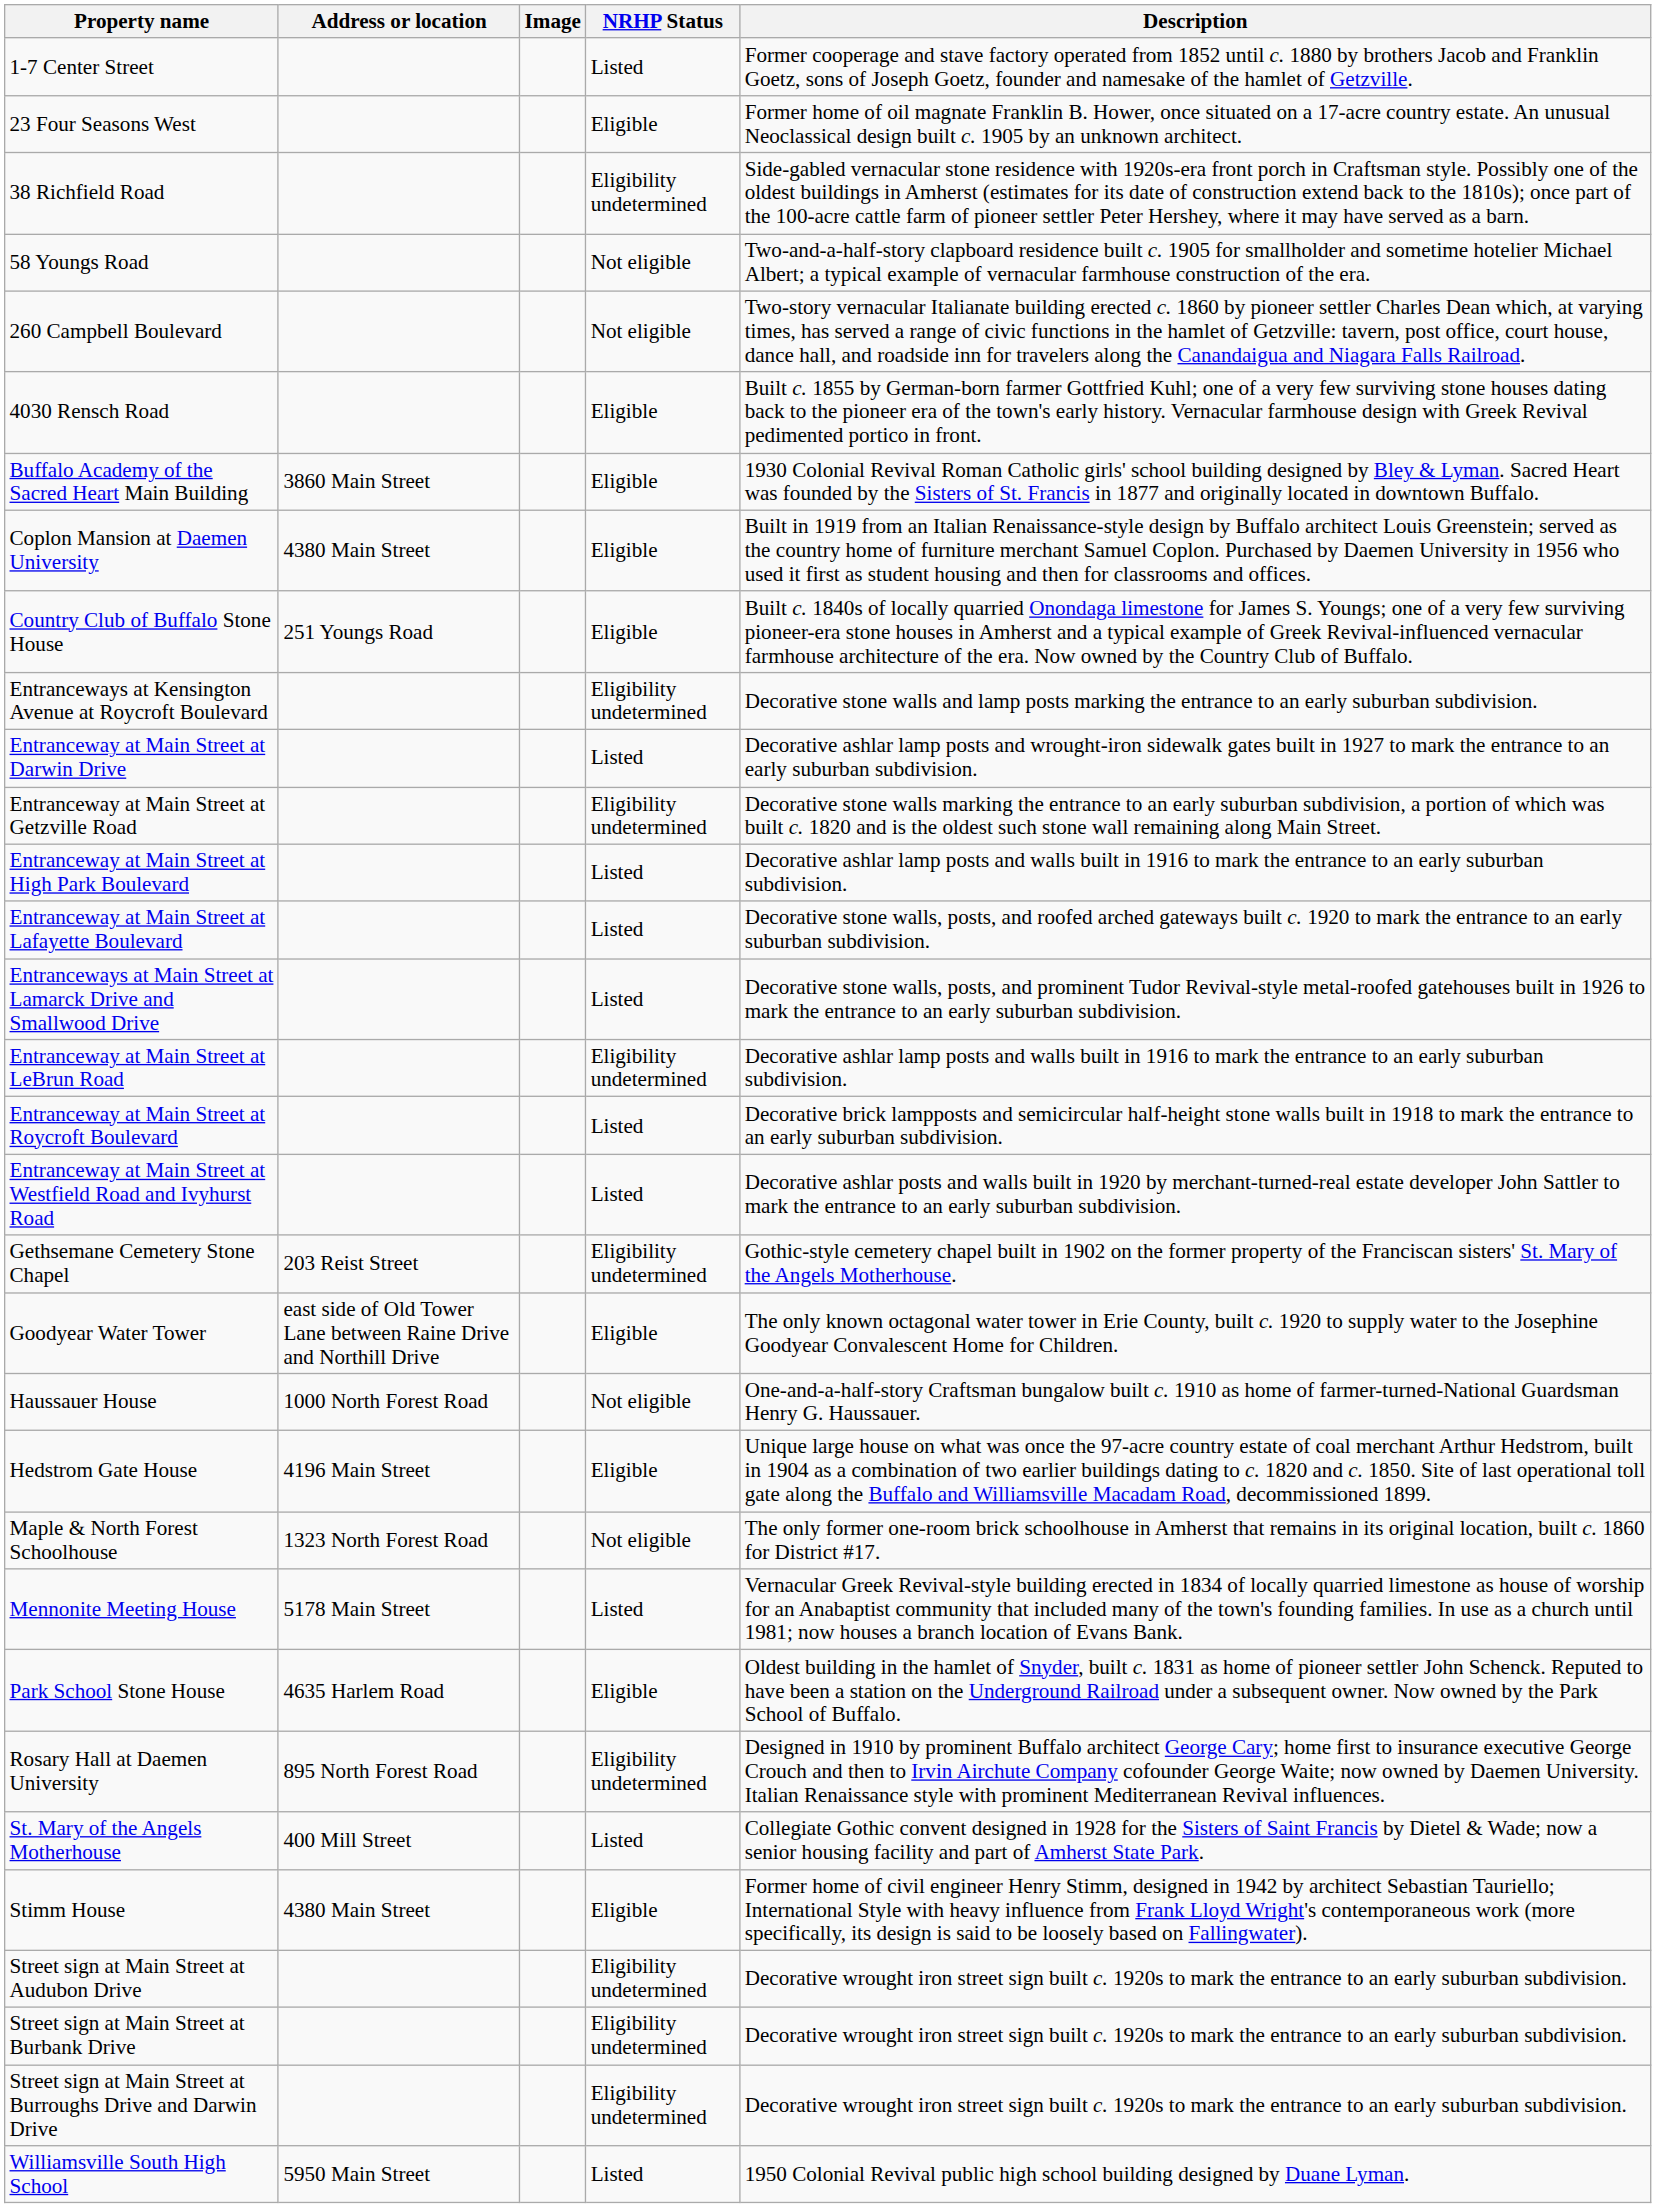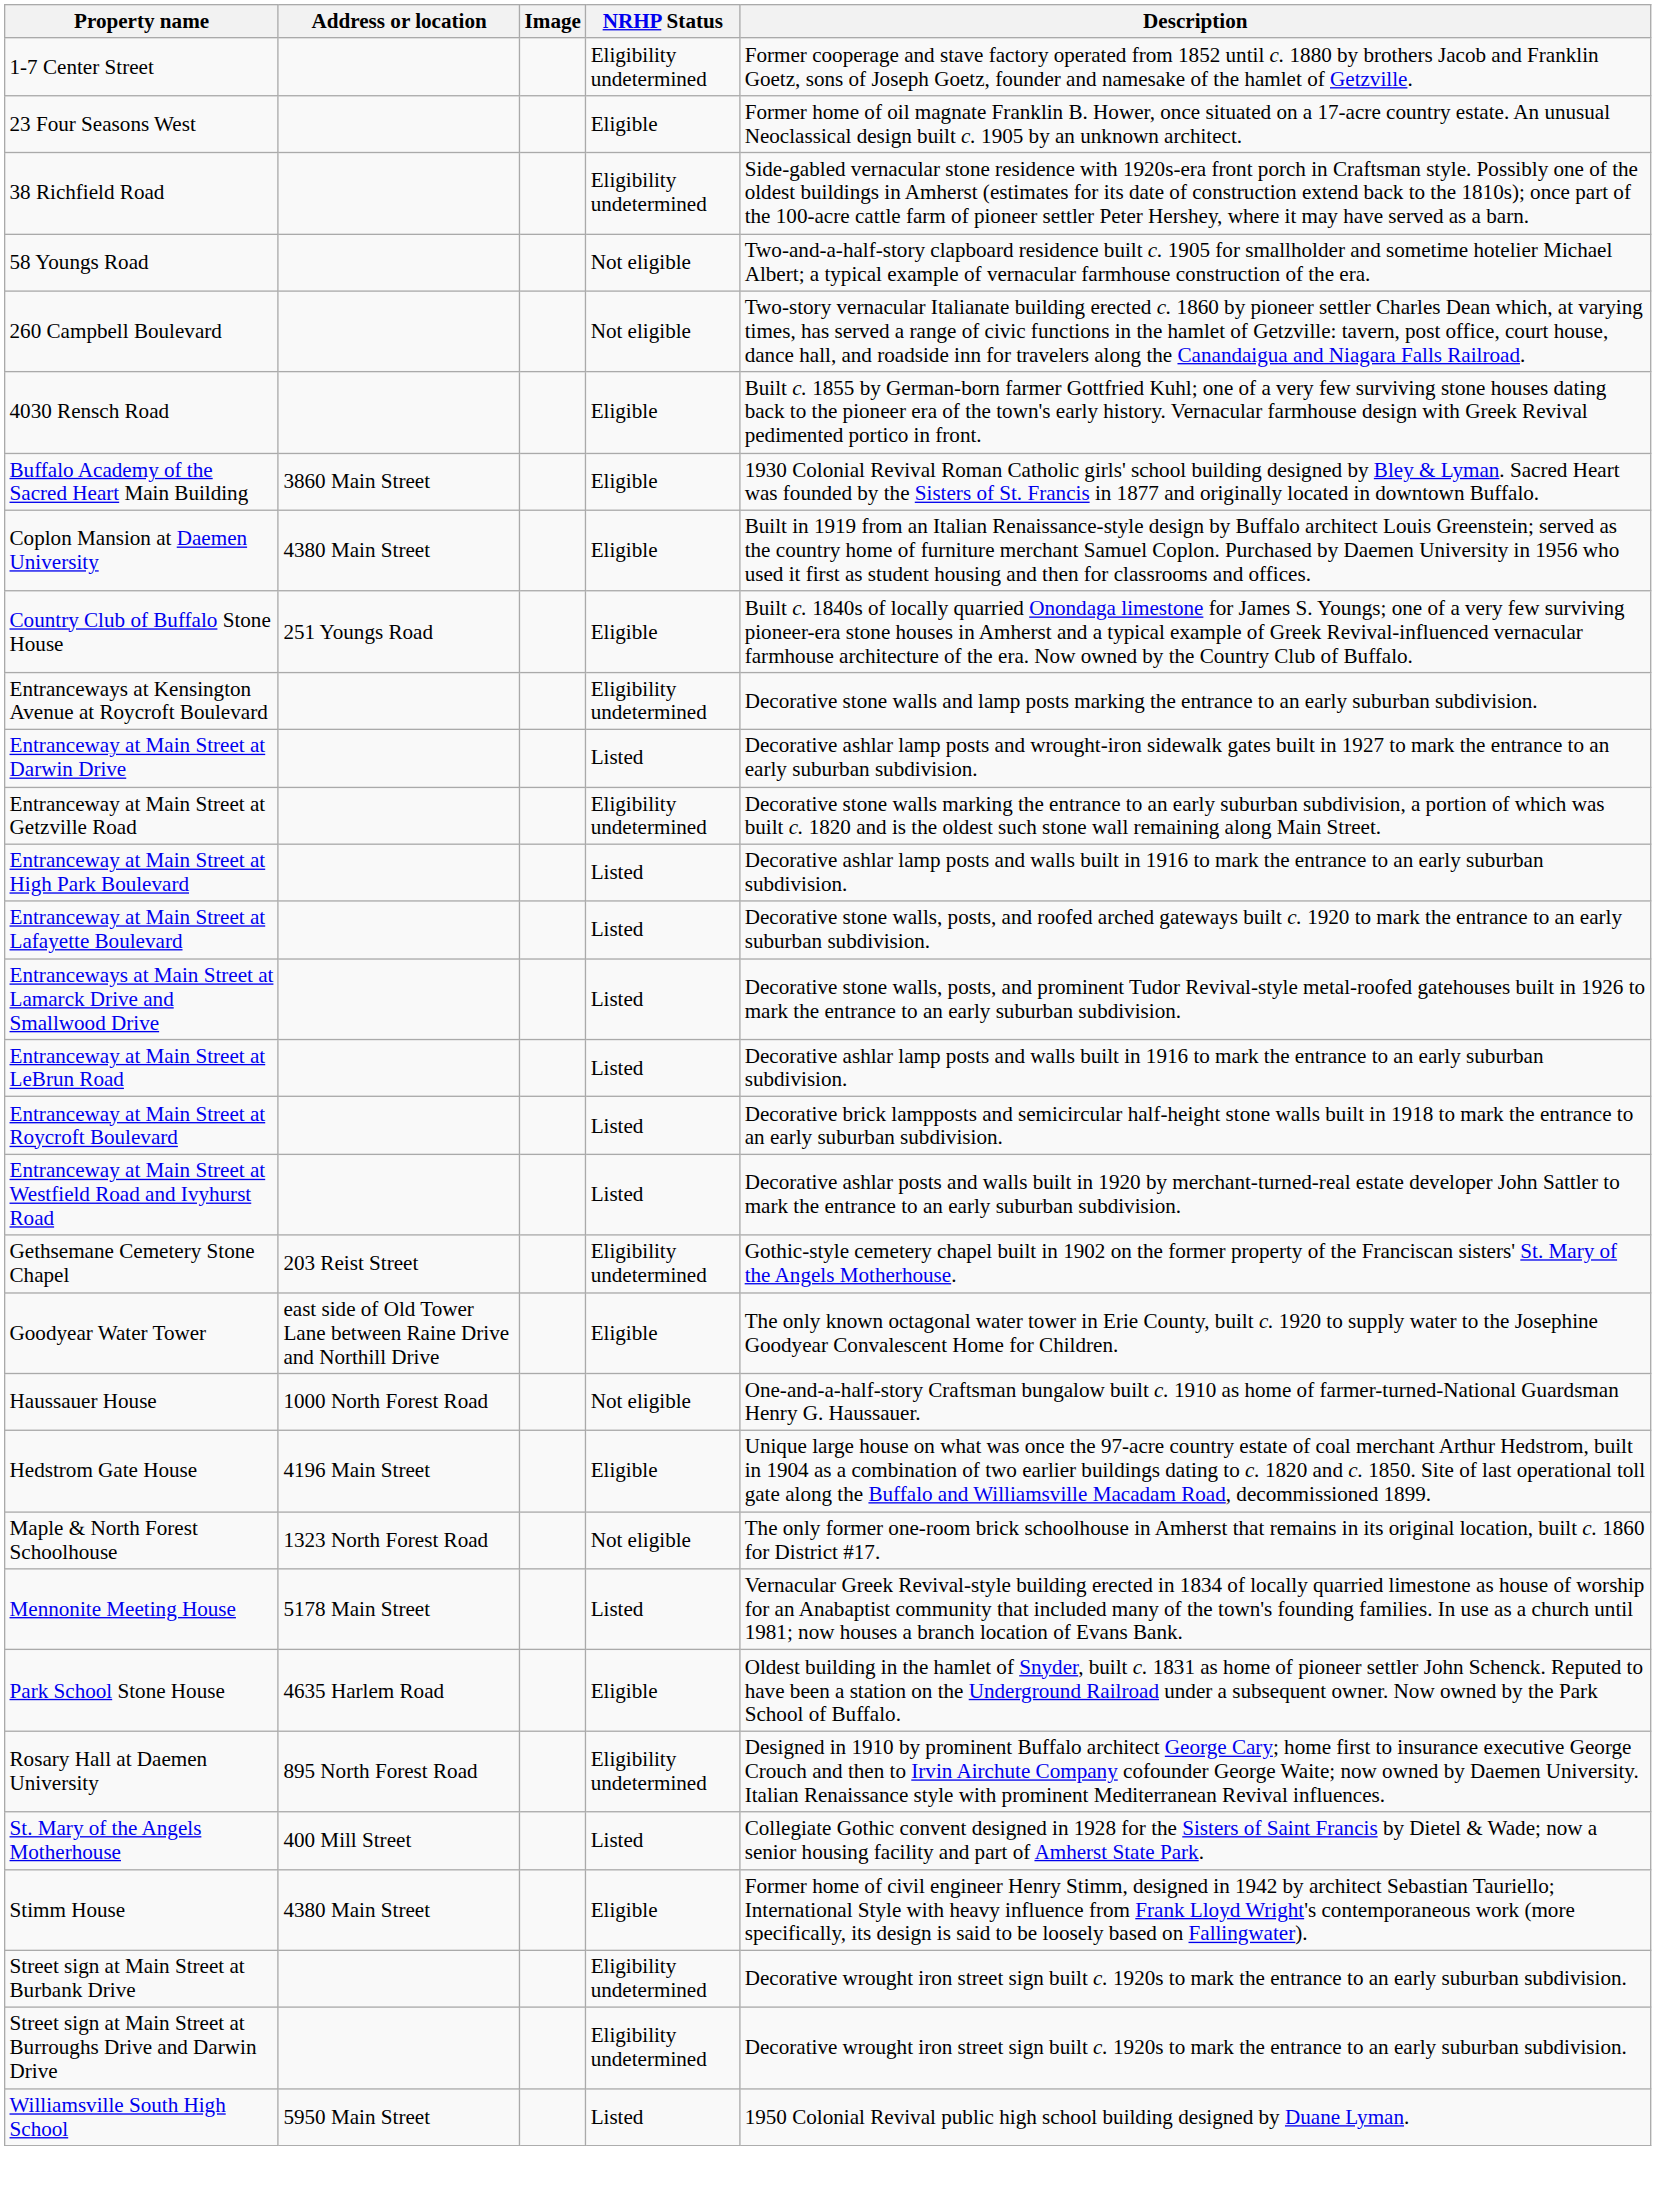(617, 66) Listed -> (649, 66) Eligibility undetermined
(649, 1068) Eligibility undetermined -> (617, 1068) Listed
- row: (127, 1978)
